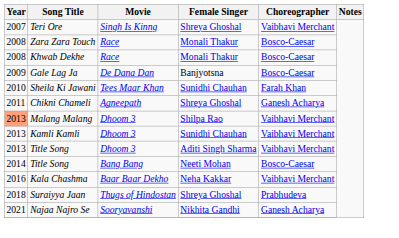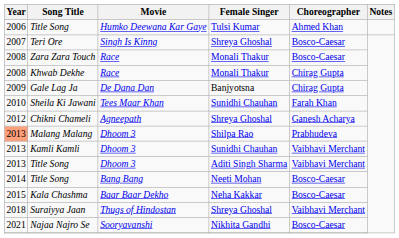+ row: (49, 27)
(298, 27) Vaibhavi Merchant -> (318, 42) Bosco-Caesar
(288, 57) Bosco-Caesar -> (318, 73) Chirag Gupta
(288, 73) Bosco-Caesar -> (318, 88) Chirag Gupta
(16, 103) 2011 -> (16, 118) 2012
(298, 118) Vaibhavi Merchant -> (314, 133) Prabhudeva
(16, 179) 2016 -> (16, 194) 2015
(298, 179) Vaibhavi Merchant -> (318, 194) Bosco-Caesar
(284, 194) Prabhudeva -> (328, 210) Vaibhavi Merchant
(293, 210) Ganesh Acharya -> (318, 225) Bosco-Caesar
